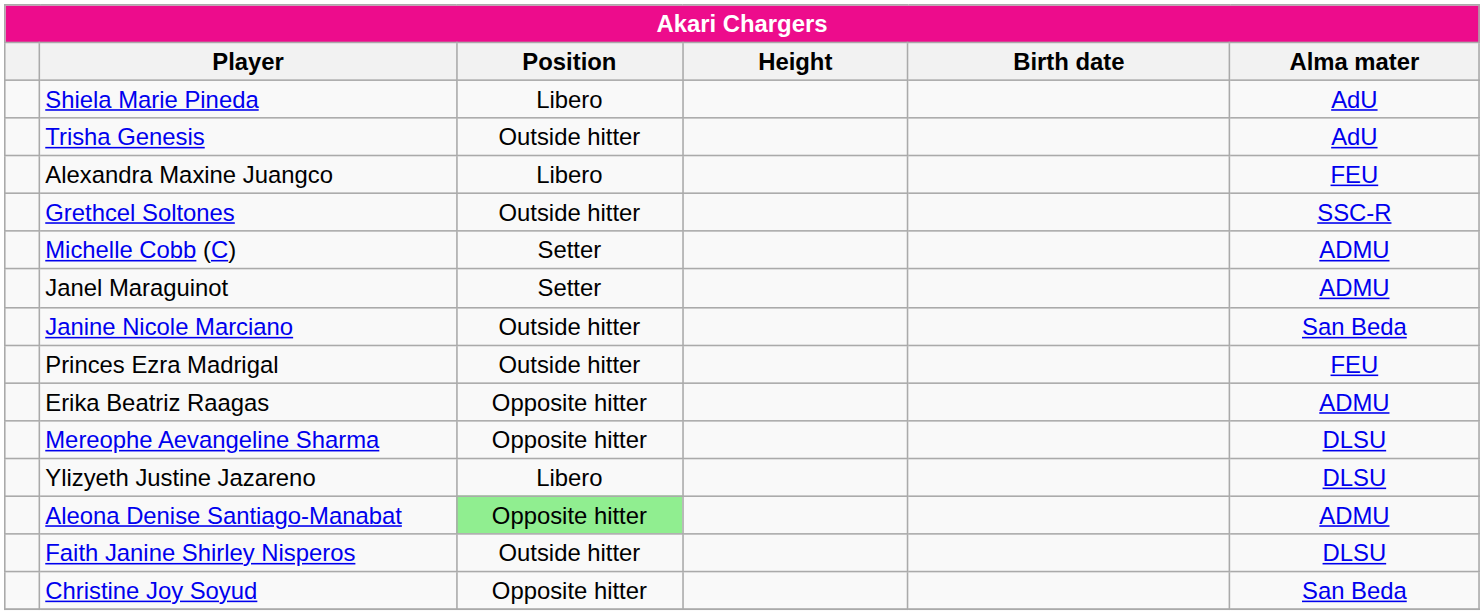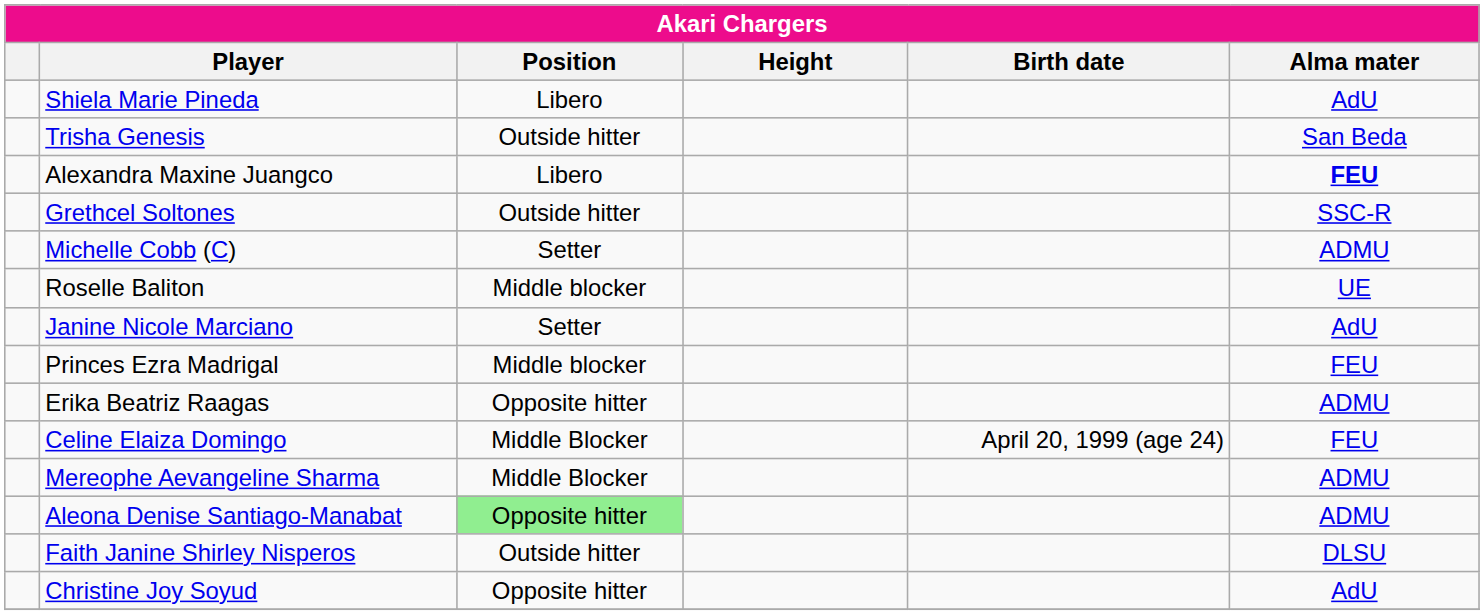(1354, 137) AdU -> (1354, 137) San Beda
(1354, 175) normal -> (1354, 175) bold
+ row: (125, 288)
- row: (137, 288)
(569, 326) Outside hitter -> (569, 326) Setter
(1354, 326) San Beda -> (1354, 326) AdU
(569, 364) Outside hitter -> (569, 364) Middle blocker
+ row: (166, 439)
(569, 439) Opposite hitter -> (569, 477) Middle Blocker
(1354, 439) DLSU -> (1354, 477) ADMU
- row: (180, 477)
(1354, 591) San Beda -> (1354, 591) AdU
